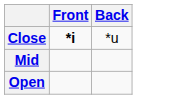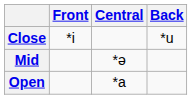+ column: (119, 15)
(71, 37) bold -> (71, 37) normal
